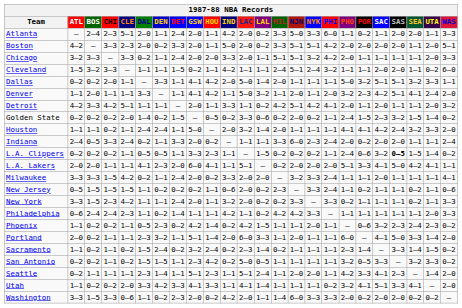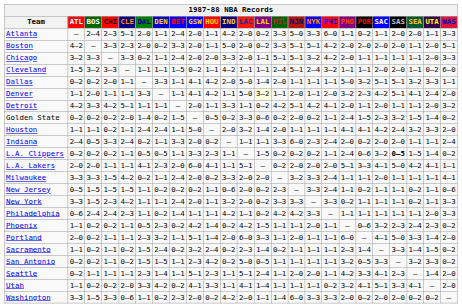(263, 94) no background -> (263, 94) lightyellow background
(280, 202) 0–2 -> (280, 202) 3–3
(178, 286) 3–3 -> (178, 286) 0–2
